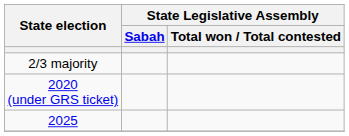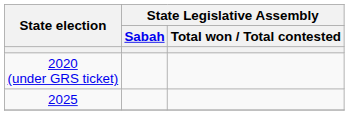- row: (63, 64)
